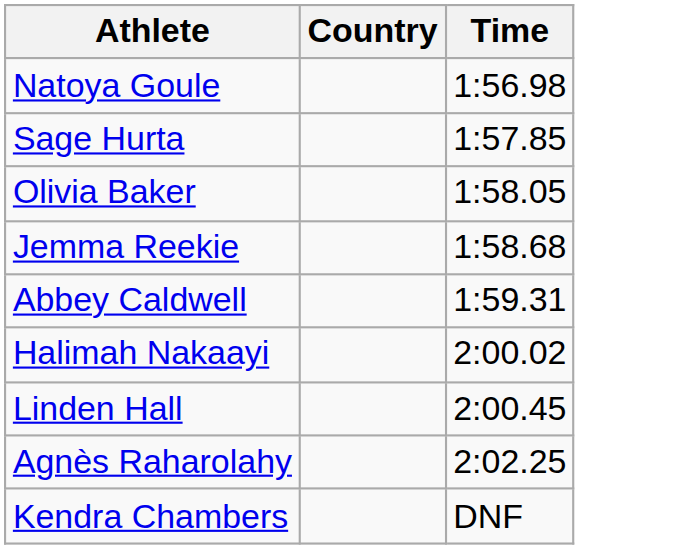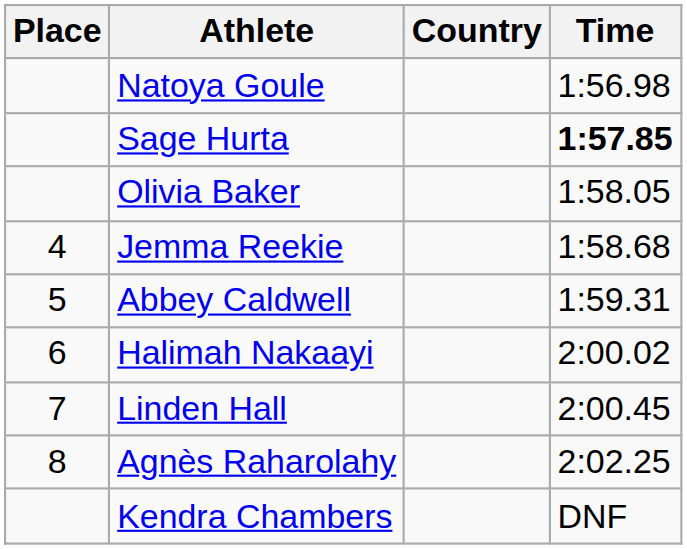+ column: (57, 31)
(510, 138) normal -> (615, 138) bold
